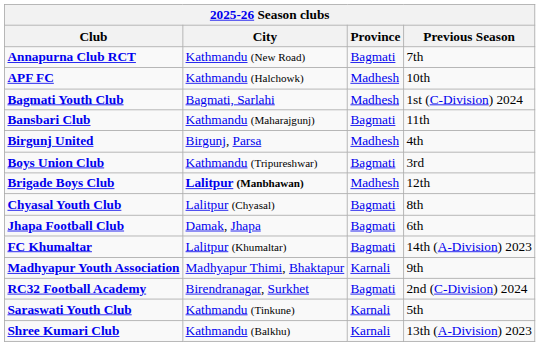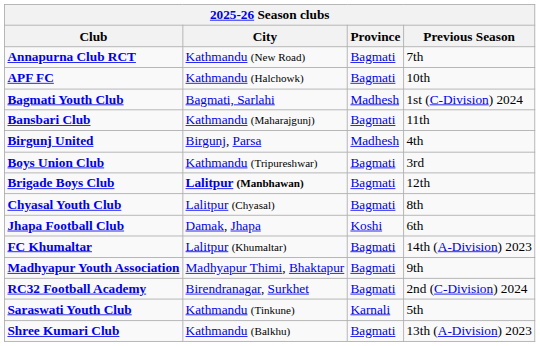(375, 78) Madhesh -> (373, 78) Bagmati
(375, 183) Madhesh -> (373, 183) Bagmati
(373, 225) Bagmati -> (366, 225) Koshi
(370, 267) Karnali -> (373, 267) Bagmati
(370, 330) Karnali -> (373, 330) Bagmati
